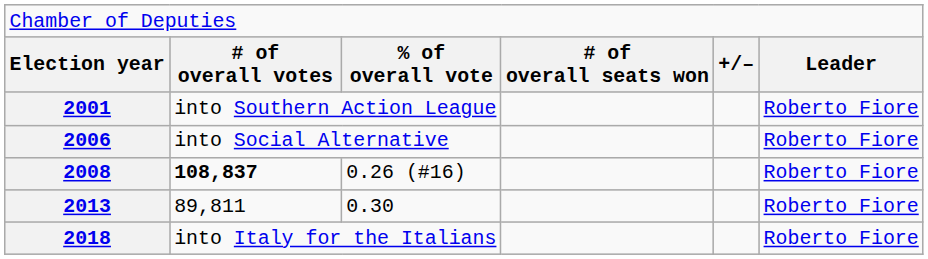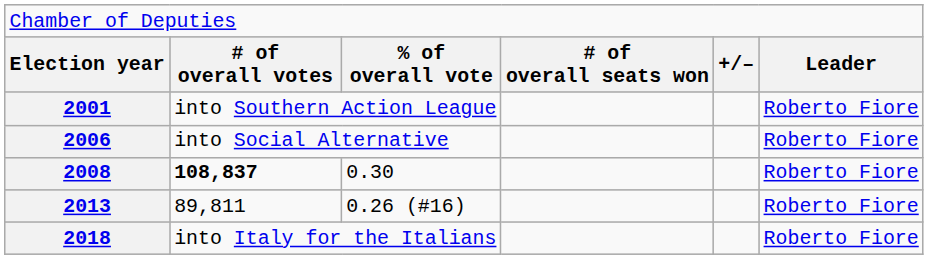(406, 174) 0.26 (#16) -> (370, 174) 0.30
(370, 206) 0.30 -> (406, 206) 0.26 (#16)
